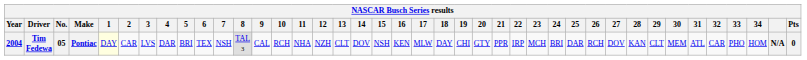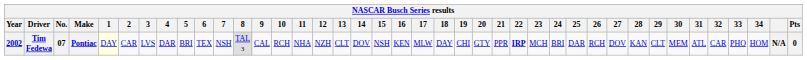(14, 43) 2004 -> (14, 43) 2002
(61, 43) 05 -> (61, 43) 07
(518, 43) normal -> (519, 43) bold
